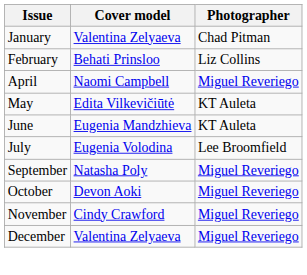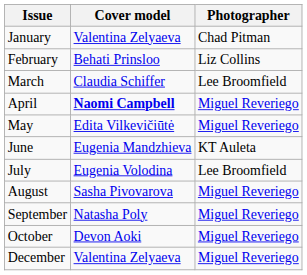+ row: (26, 81)
(121, 81) normal -> (124, 103) bold
(227, 103) KT Auleta -> (248, 125) Miguel Reveriego
+ row: (28, 192)
- row: (37, 214)
